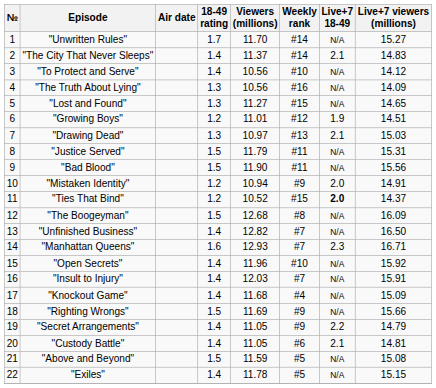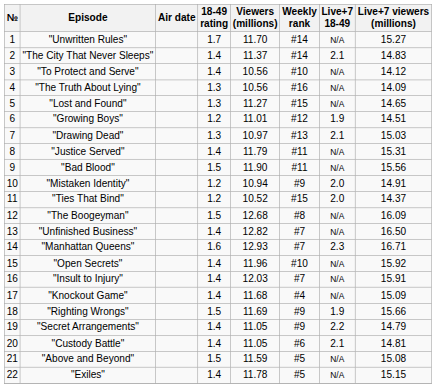(214, 151) 1.5 -> (214, 151) 1.4
(337, 199) bold -> (337, 199) normal
(337, 311) N/A -> (337, 311) 1.9
